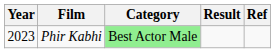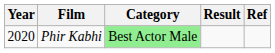(21, 36) 2023 -> (21, 36) 2020
